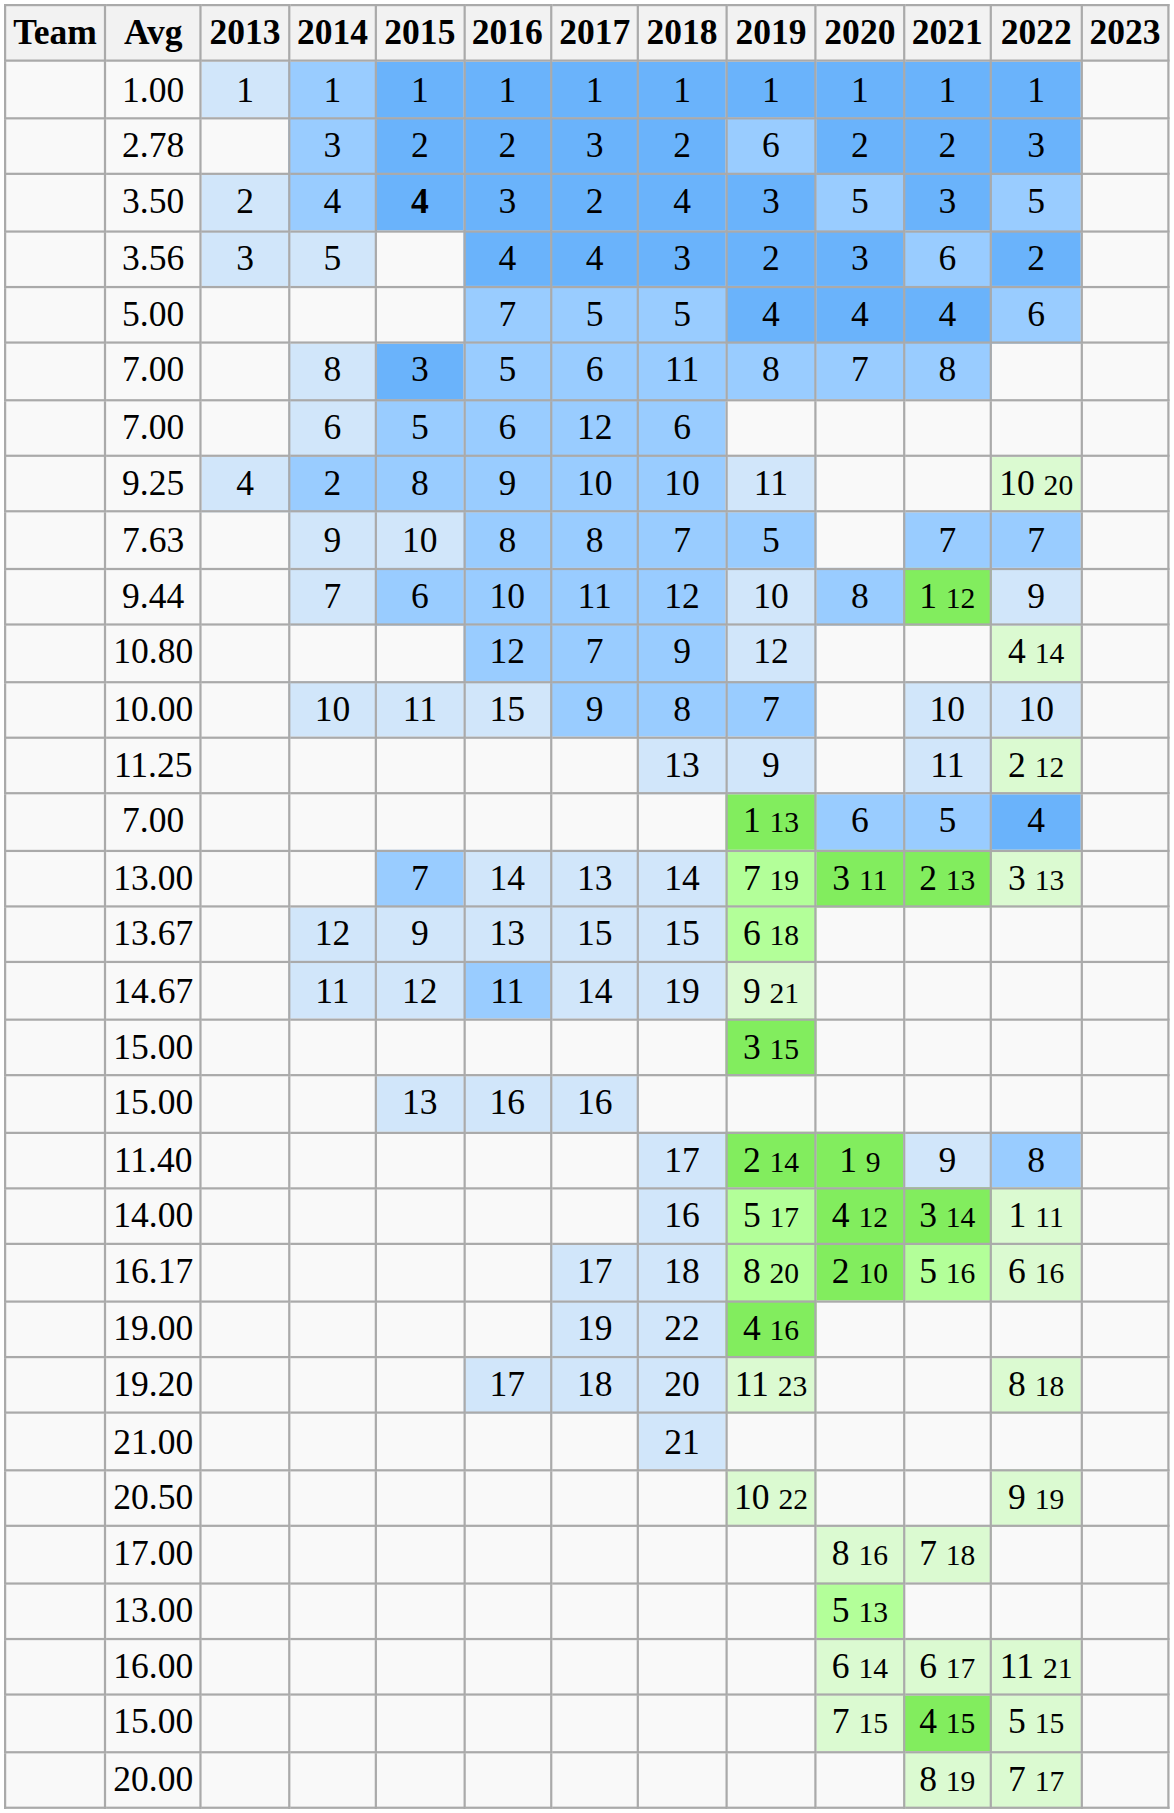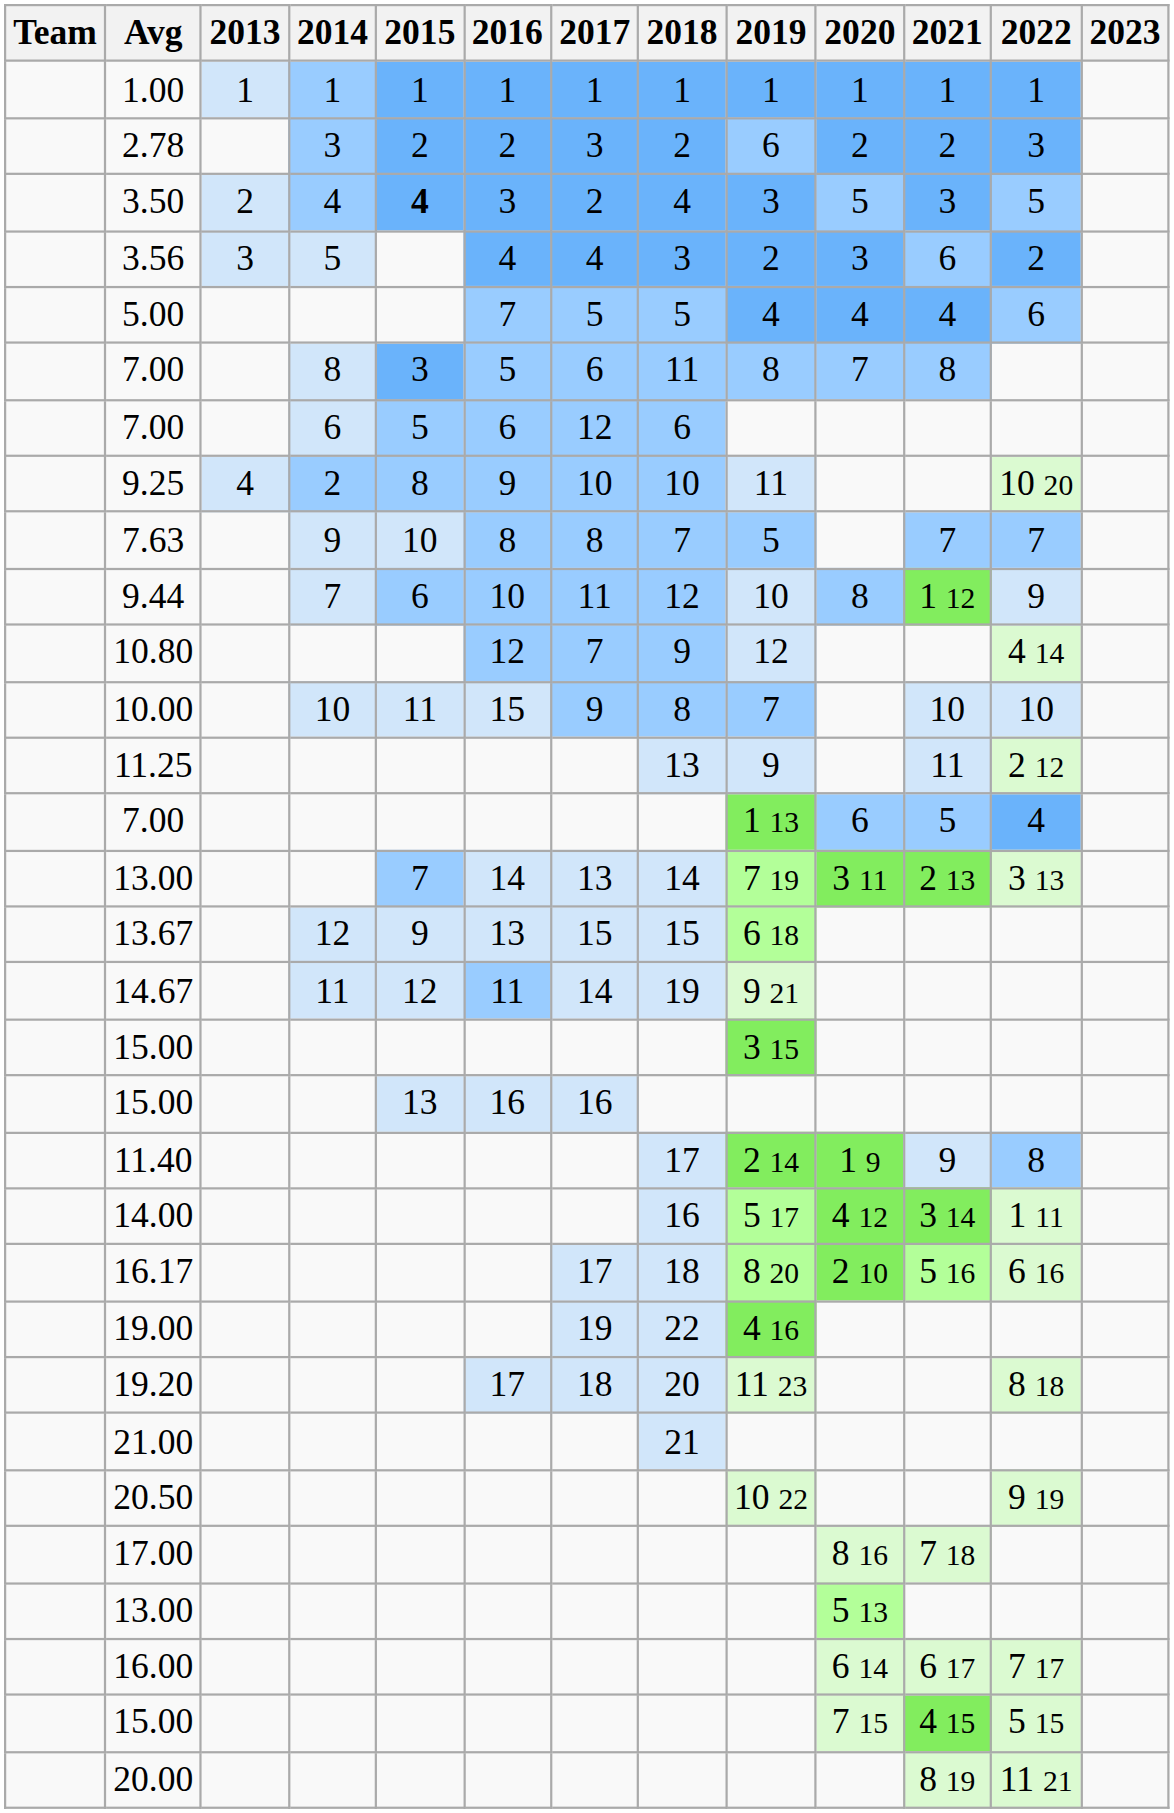(1036, 1666) 11 21 -> (1036, 1666) 7 17
(1036, 1778) 7 17 -> (1036, 1778) 11 21
